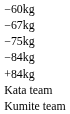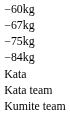- row: (19, 74)
+ row: (15, 74)
